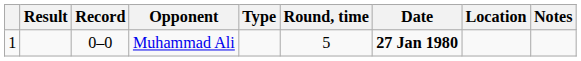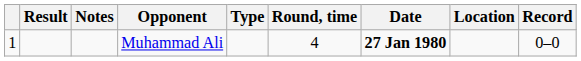columns swapped: (100, 17) <-> (553, 17)
(326, 42) 5 -> (315, 42) 4
